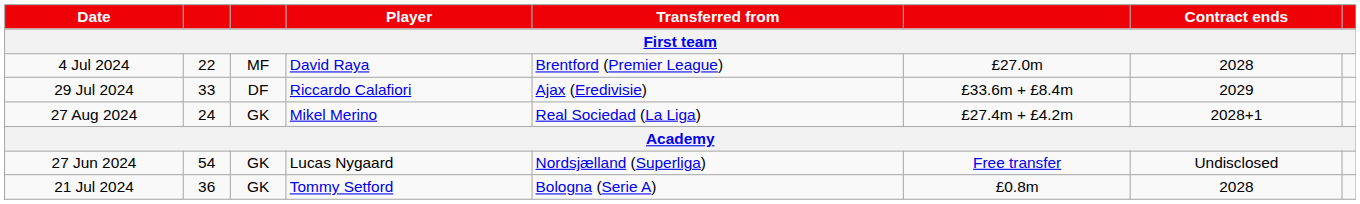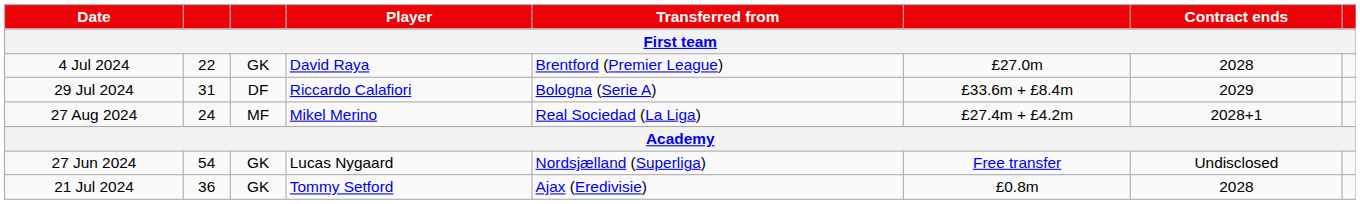(258, 66) MF -> (258, 66) GK
(207, 90) 33 -> (207, 90) 31
(591, 90) Ajax (Eredivisie) -> (596, 90) Bologna (Serie A)
(258, 114) GK -> (258, 114) MF
(596, 187) Bologna (Serie A) -> (591, 187) Ajax (Eredivisie)
